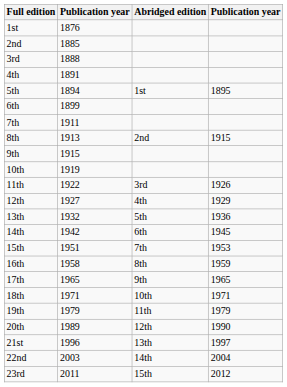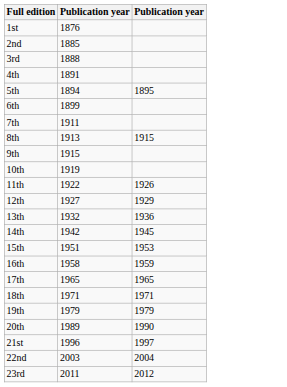- column: (170, 12)
